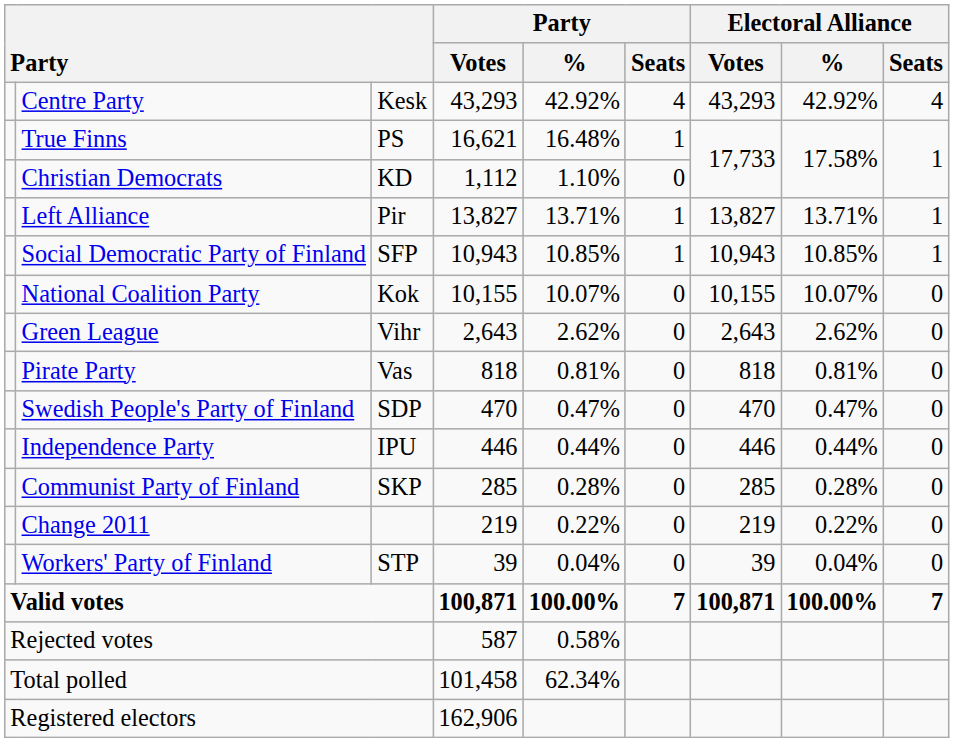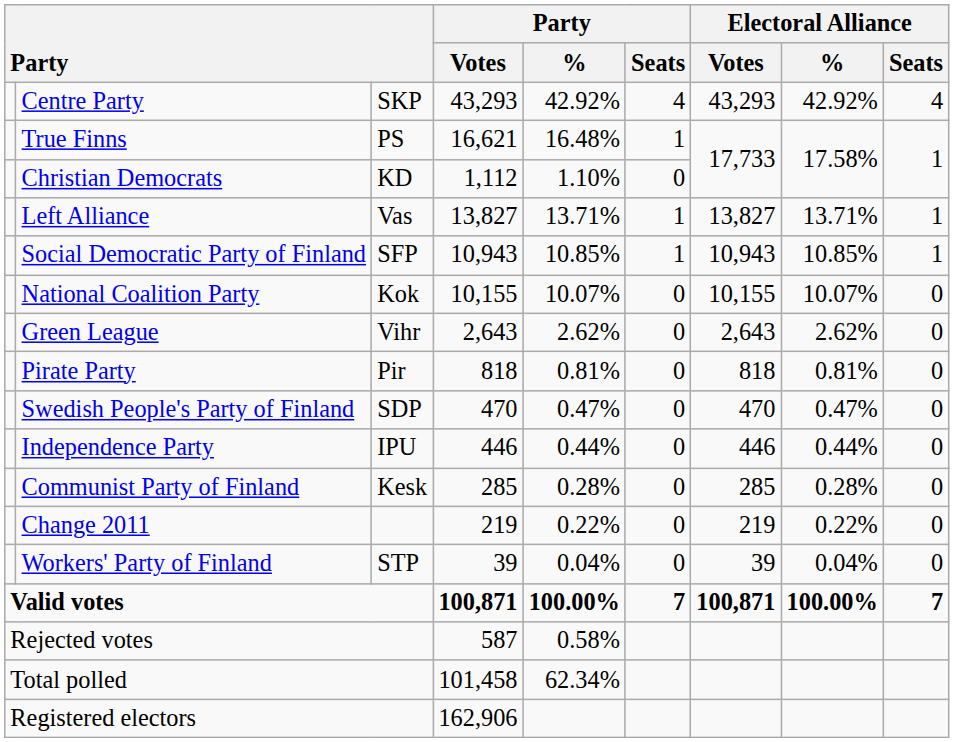(402, 100) Kesk -> (400, 100) SKP
(391, 216) Pir -> (395, 216) Vas
(395, 370) Vas -> (391, 370) Pir
(400, 486) SKP -> (402, 486) Kesk
